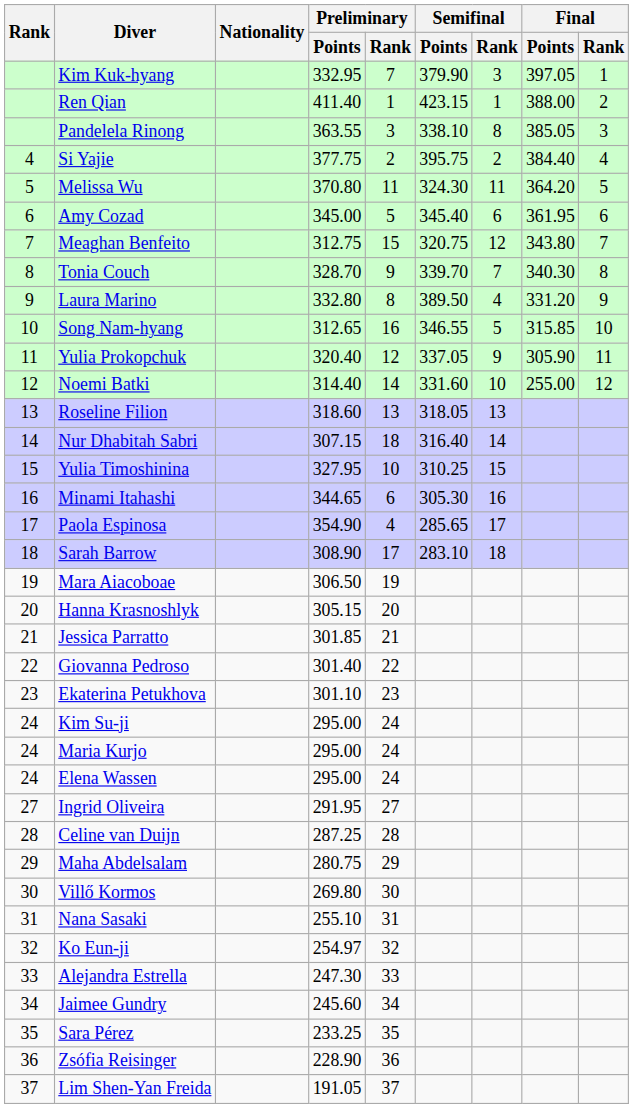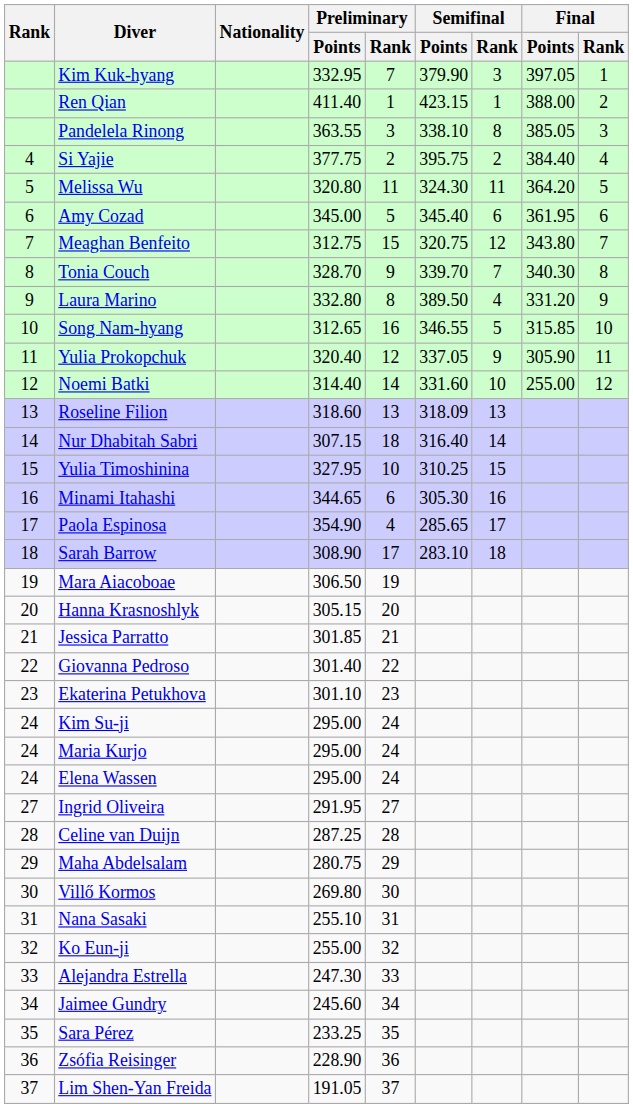(337, 187) 370.80 -> (337, 187) 320.80
(444, 412) 318.05 -> (444, 412) 318.09
(337, 948) 254.97 -> (337, 948) 255.00
